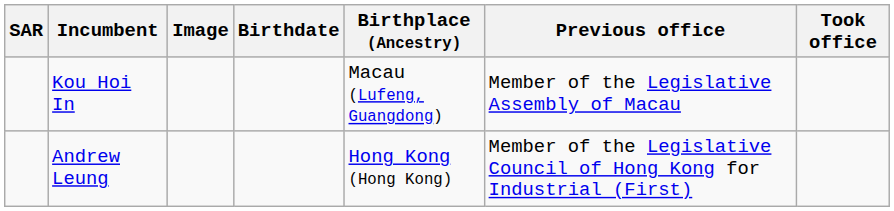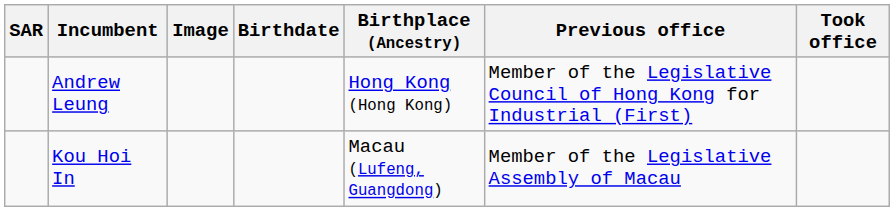rows swapped: (86, 169) <-> (92, 94)
